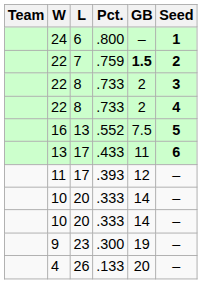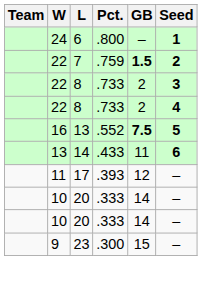(142, 130) normal -> (142, 130) bold
(82, 152) 17 -> (82, 152) 14
(142, 244) 19 -> (142, 244) 15
- row: (55, 267)
